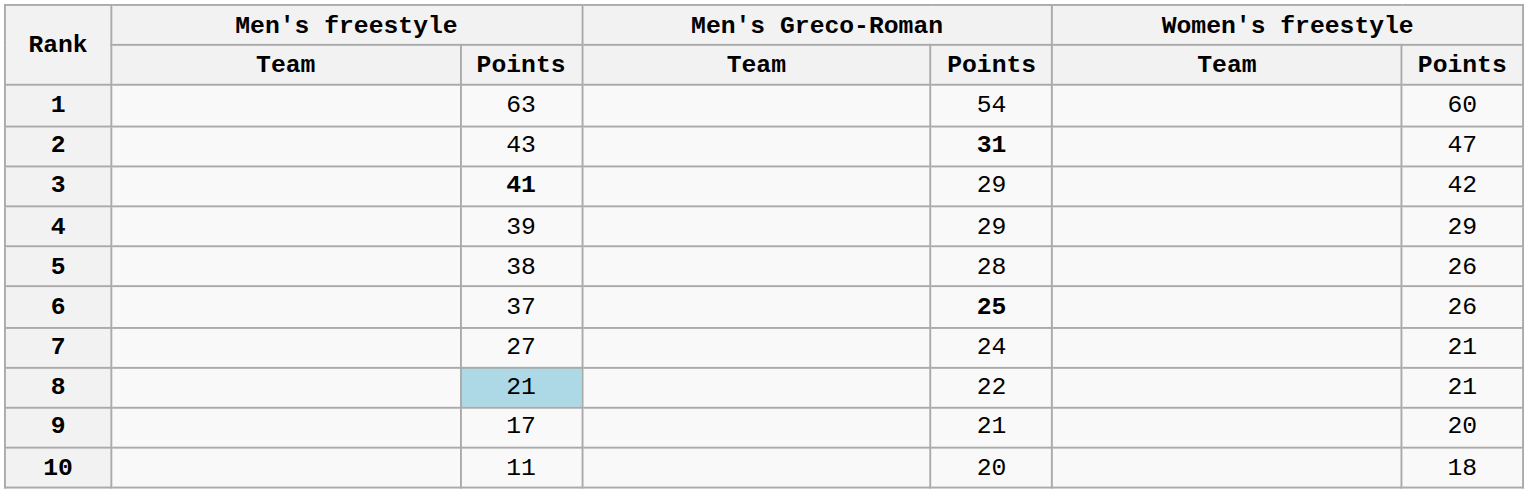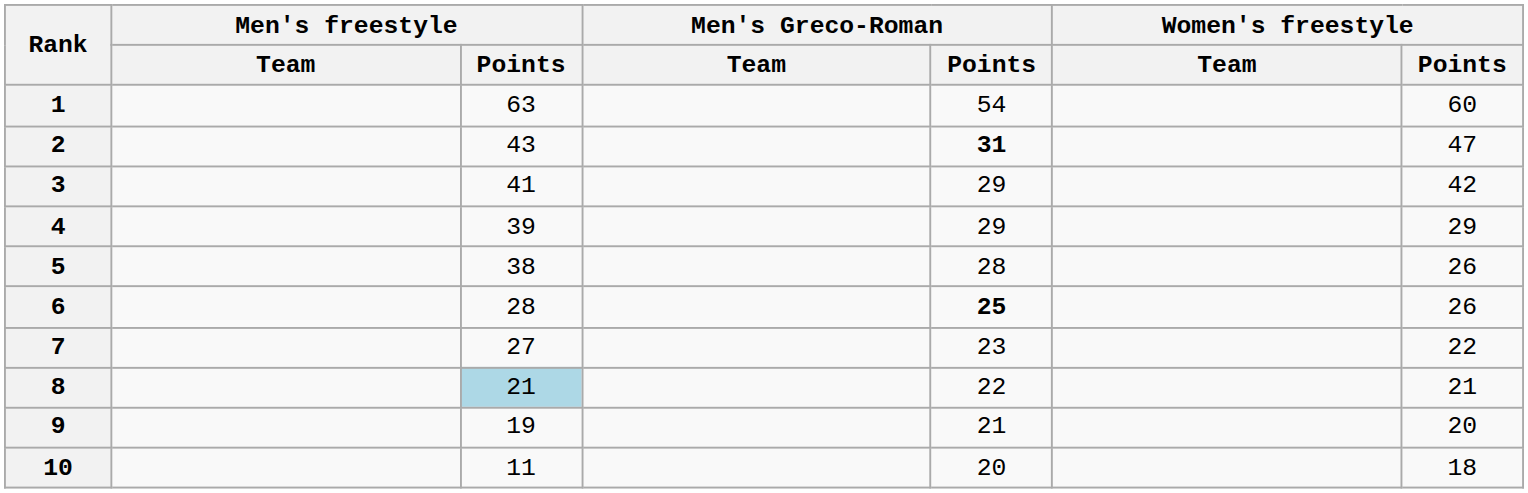(521, 186) bold -> (521, 186) normal
(521, 307) 37 -> (521, 307) 28
(992, 347) 24 -> (992, 347) 23
(1462, 347) 21 -> (1462, 347) 22
(521, 428) 17 -> (521, 428) 19
